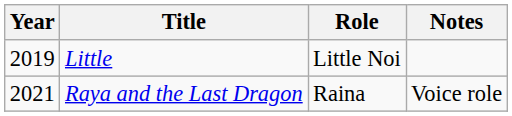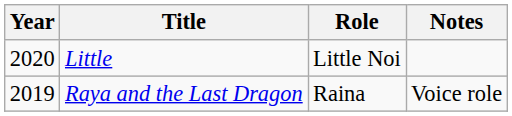(32, 57) 2019 -> (32, 57) 2020
(32, 93) 2021 -> (32, 93) 2019
